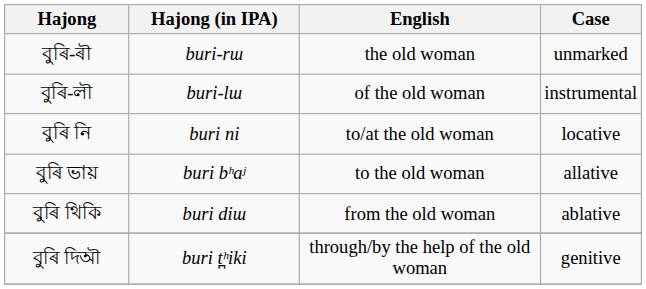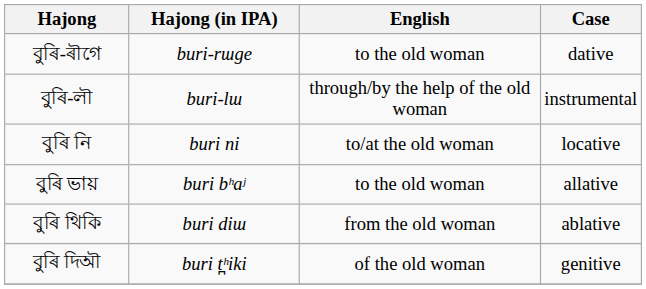- row: (67, 53)
+ row: (67, 53)
(420, 93) of the old woman -> (420, 98) through/by the help of the old woman
(420, 258) through/by the help of the old woman -> (420, 263) of the old woman
